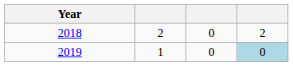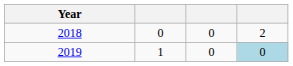(160, 33) 2 -> (160, 33) 0
